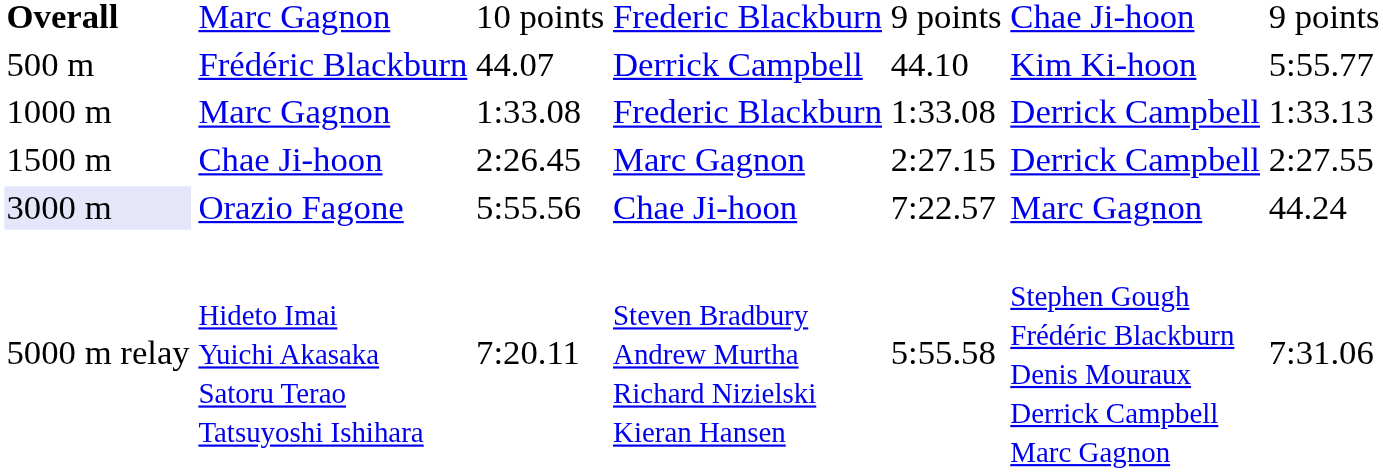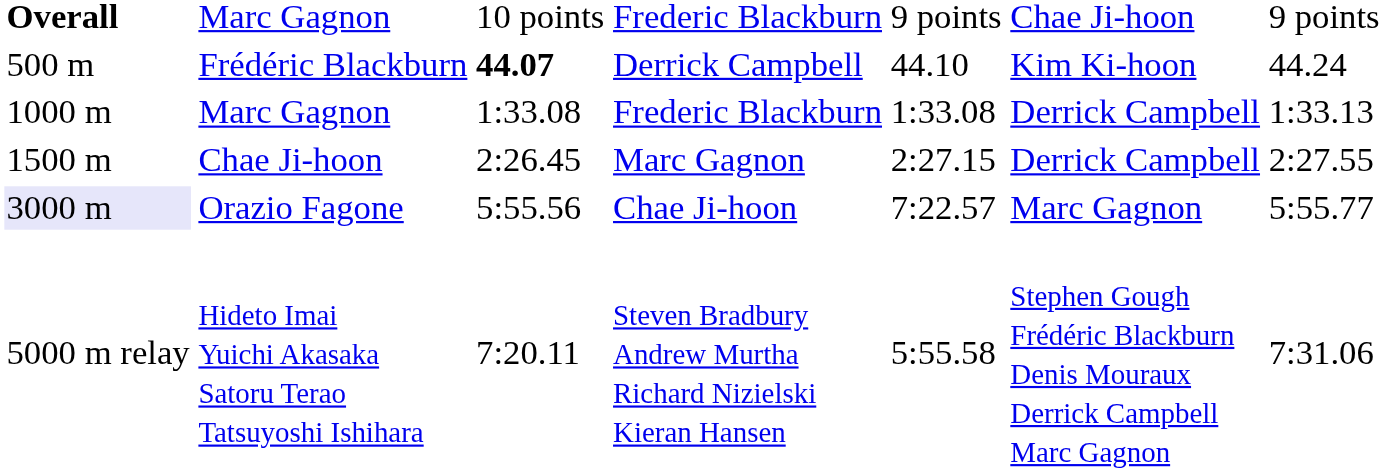(515, 64) normal -> (515, 64) bold
(1321, 64) 5:55.77 -> (1308, 64) 44.24
(1308, 207) 44.24 -> (1321, 207) 5:55.77
